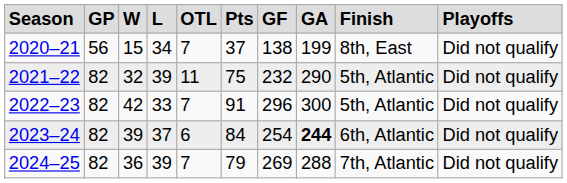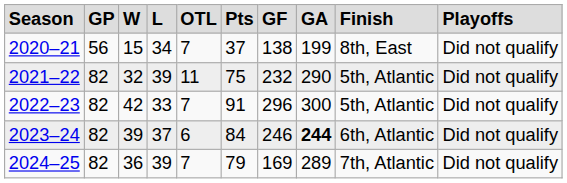(277, 134) 254 -> (277, 134) 246
(277, 163) 269 -> (277, 163) 169
(316, 163) 288 -> (316, 163) 289
